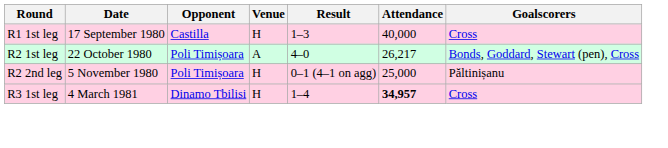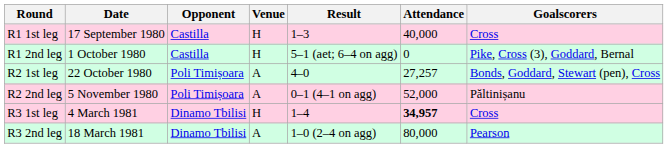+ row: (35, 53)
(399, 53) 26,217 -> (420, 73) 27,257
(257, 73) H -> (257, 93) A
(399, 73) 25,000 -> (420, 93) 52,000
+ row: (35, 133)
